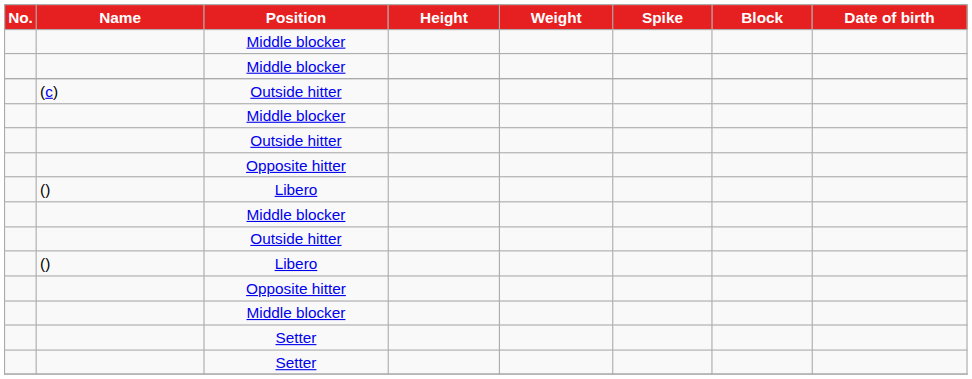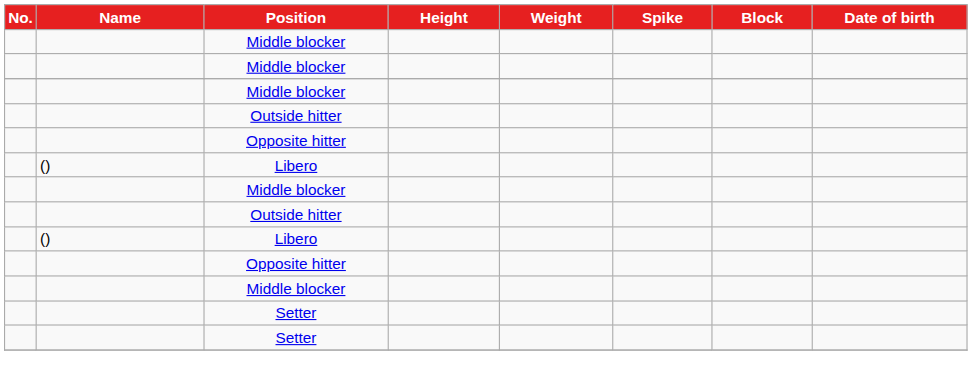- row: (49, 91)
